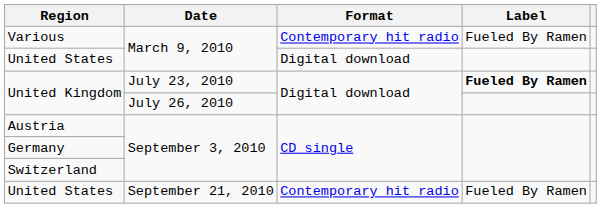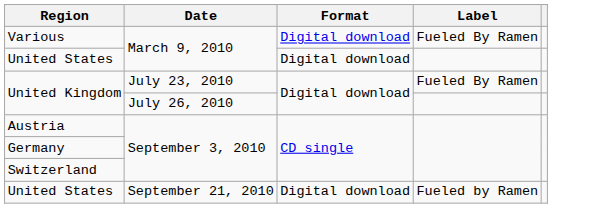(370, 38) Contemporary hit radio -> (345, 38) Digital download
(526, 82) bold -> (477, 82) normal
(370, 192) Contemporary hit radio -> (345, 192) Digital download
(526, 192) Fueled By Ramen -> (477, 192) Fueled by Ramen
